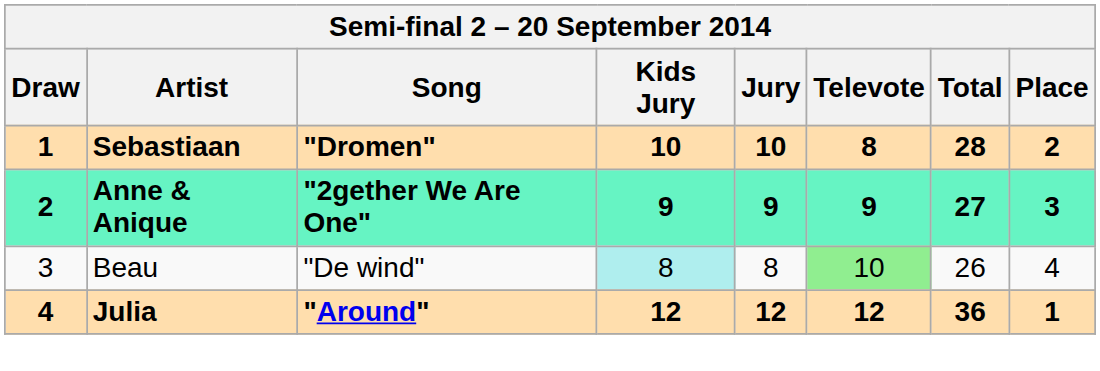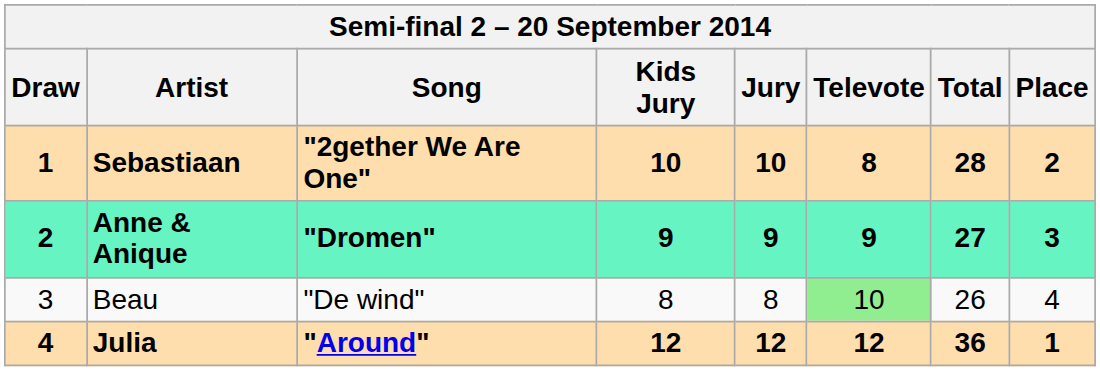(370, 147) "Dromen" -> (412, 162) "2gether We Are One"
(412, 207) "2gether We Are One" -> (370, 238) "Dromen"
(666, 267) paleturquoise background -> (666, 298) no background
